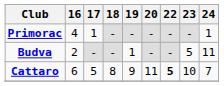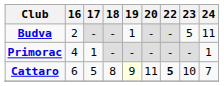rows swapped: (35, 33) <-> (35, 52)
(132, 71) no background -> (132, 71) lightyellow background
